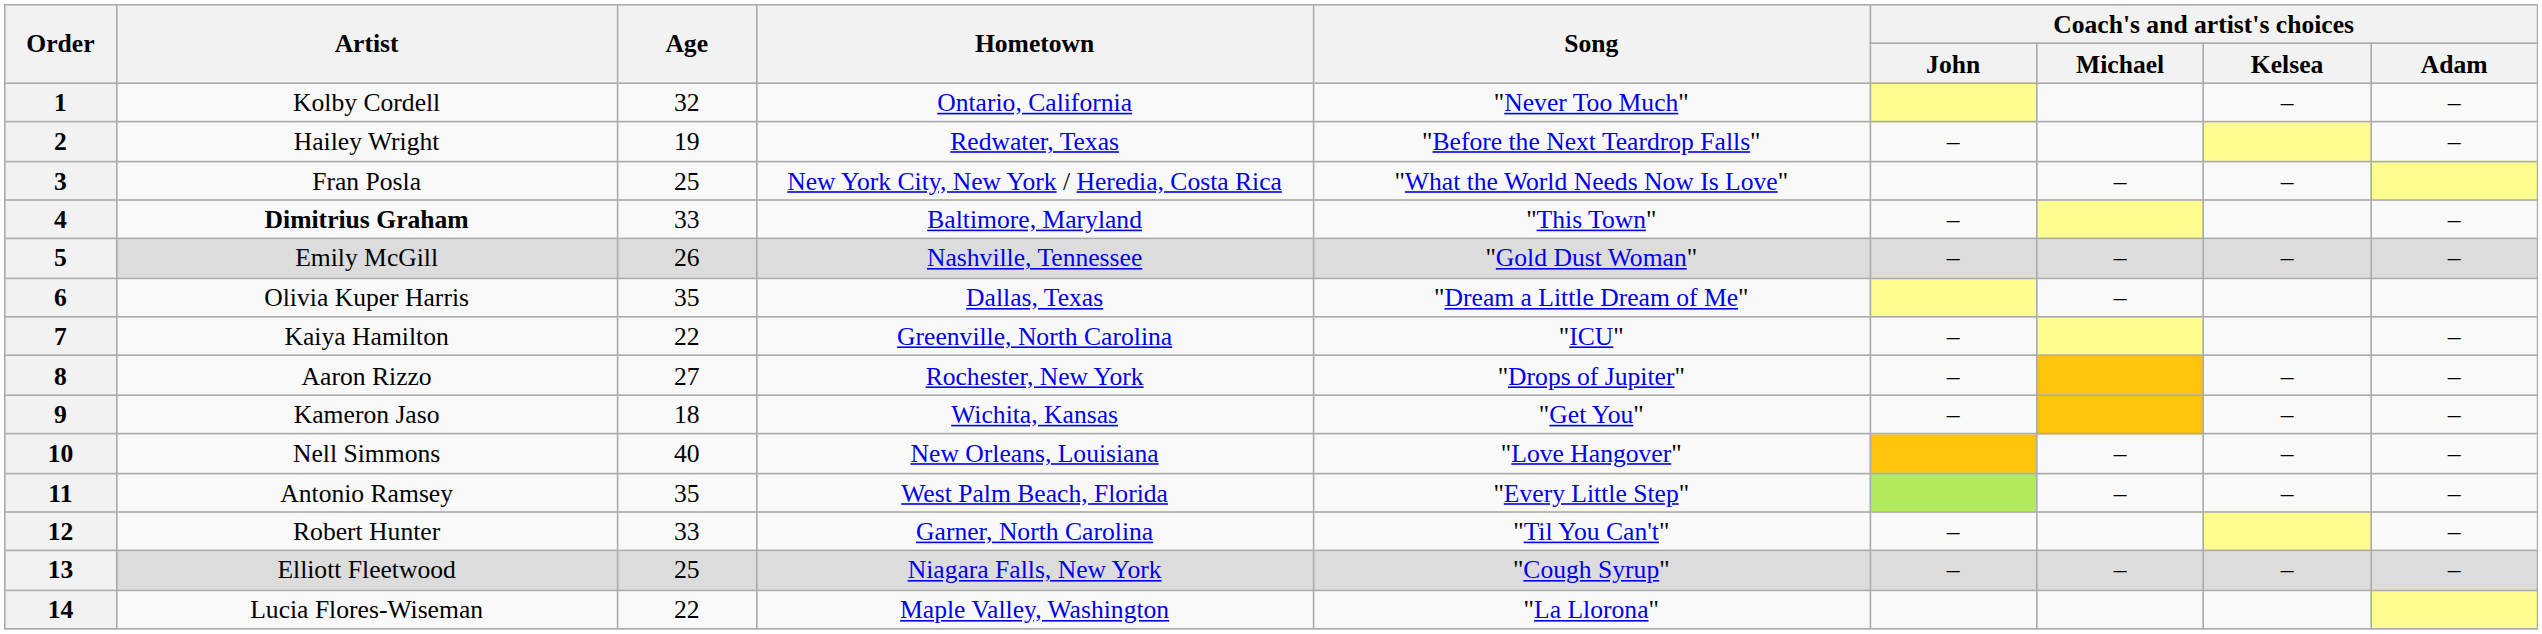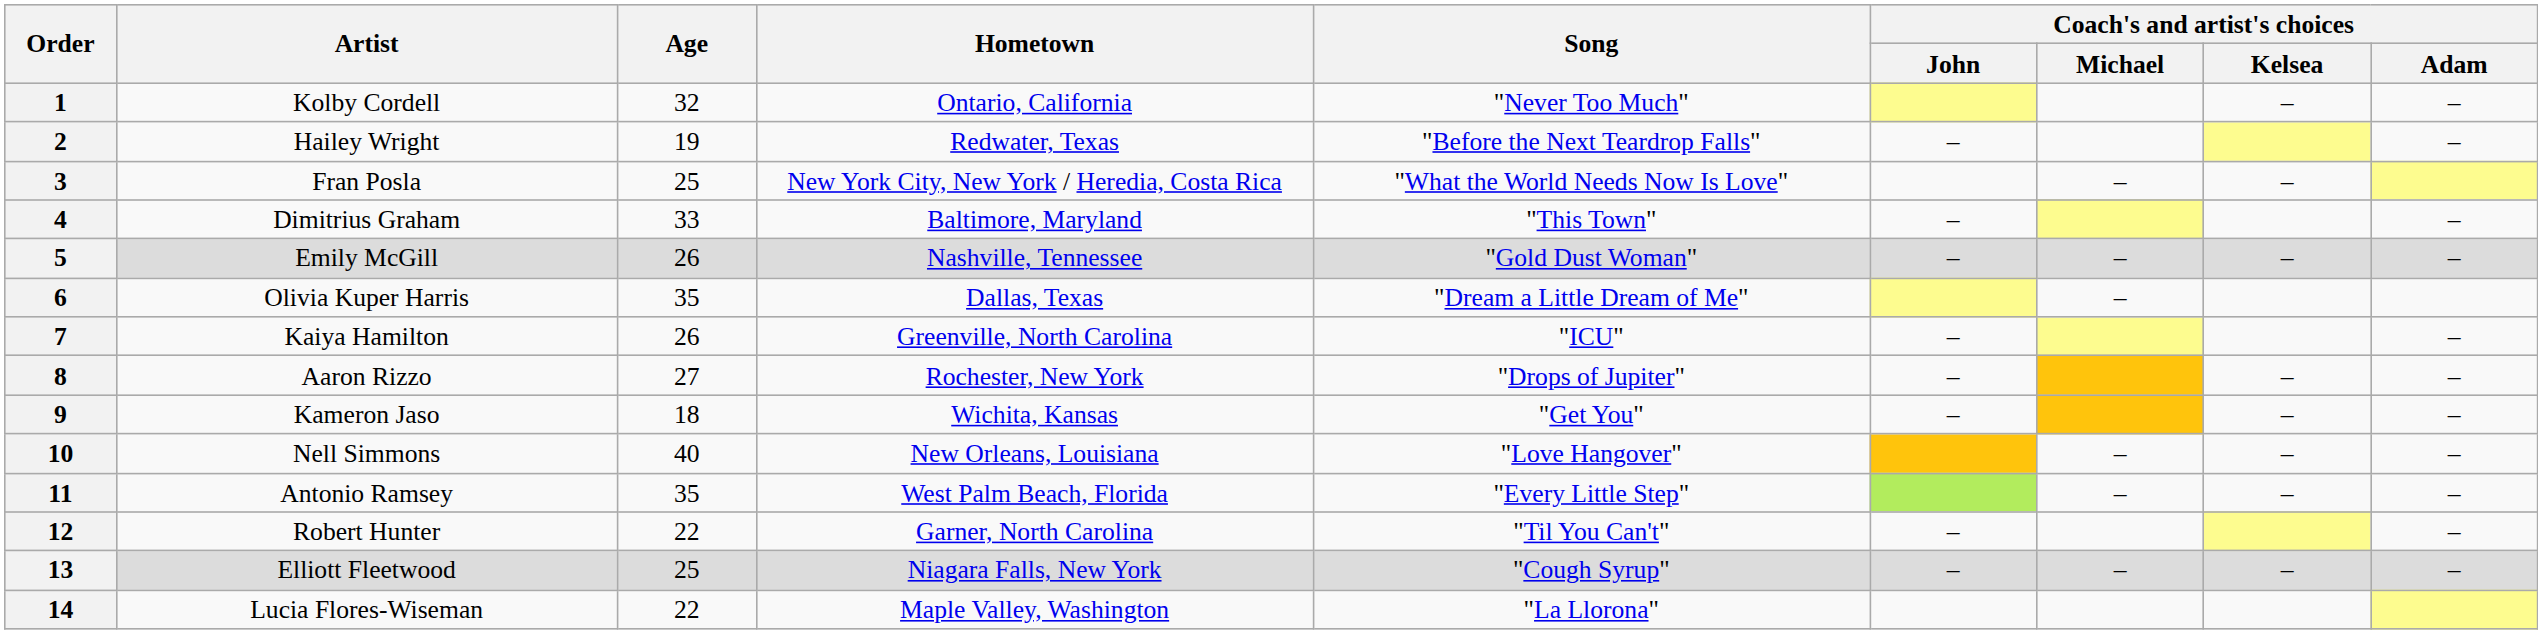(367, 219) bold -> (367, 219) normal
(687, 336) 22 -> (687, 336) 26
(687, 531) 33 -> (687, 531) 22
